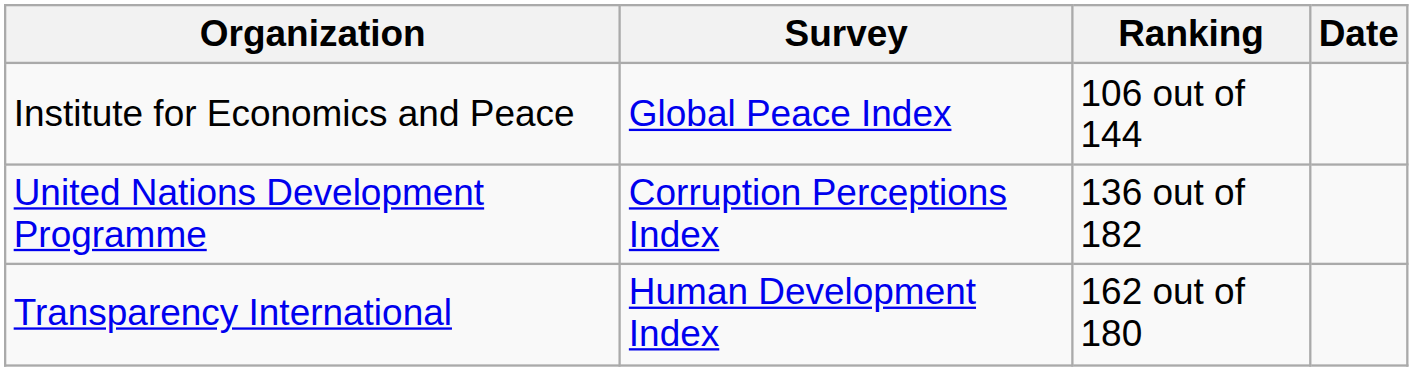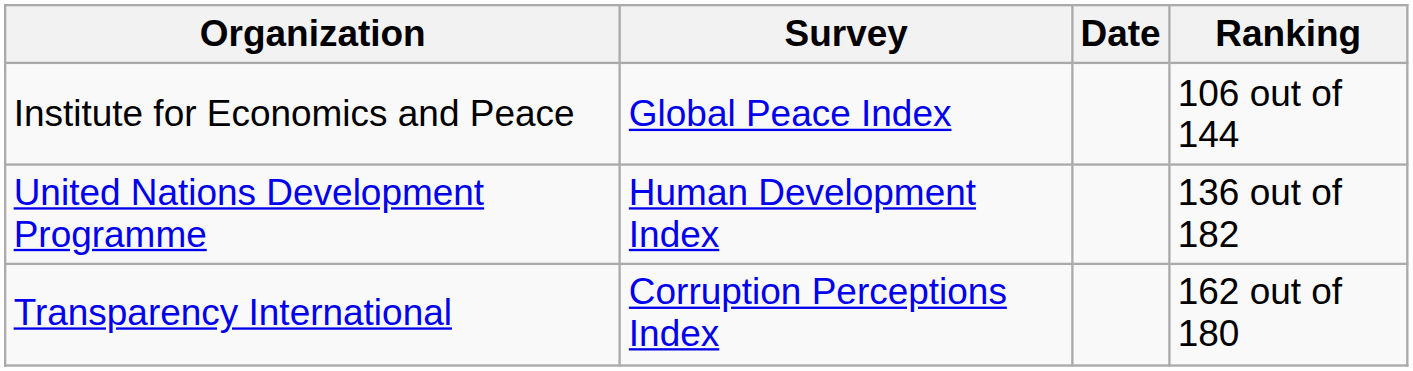columns swapped: (1191, 33) <-> (1359, 33)
(818, 213) Corruption Perceptions Index -> (802, 213) Human Development Index
(802, 313) Human Development Index -> (818, 313) Corruption Perceptions Index
